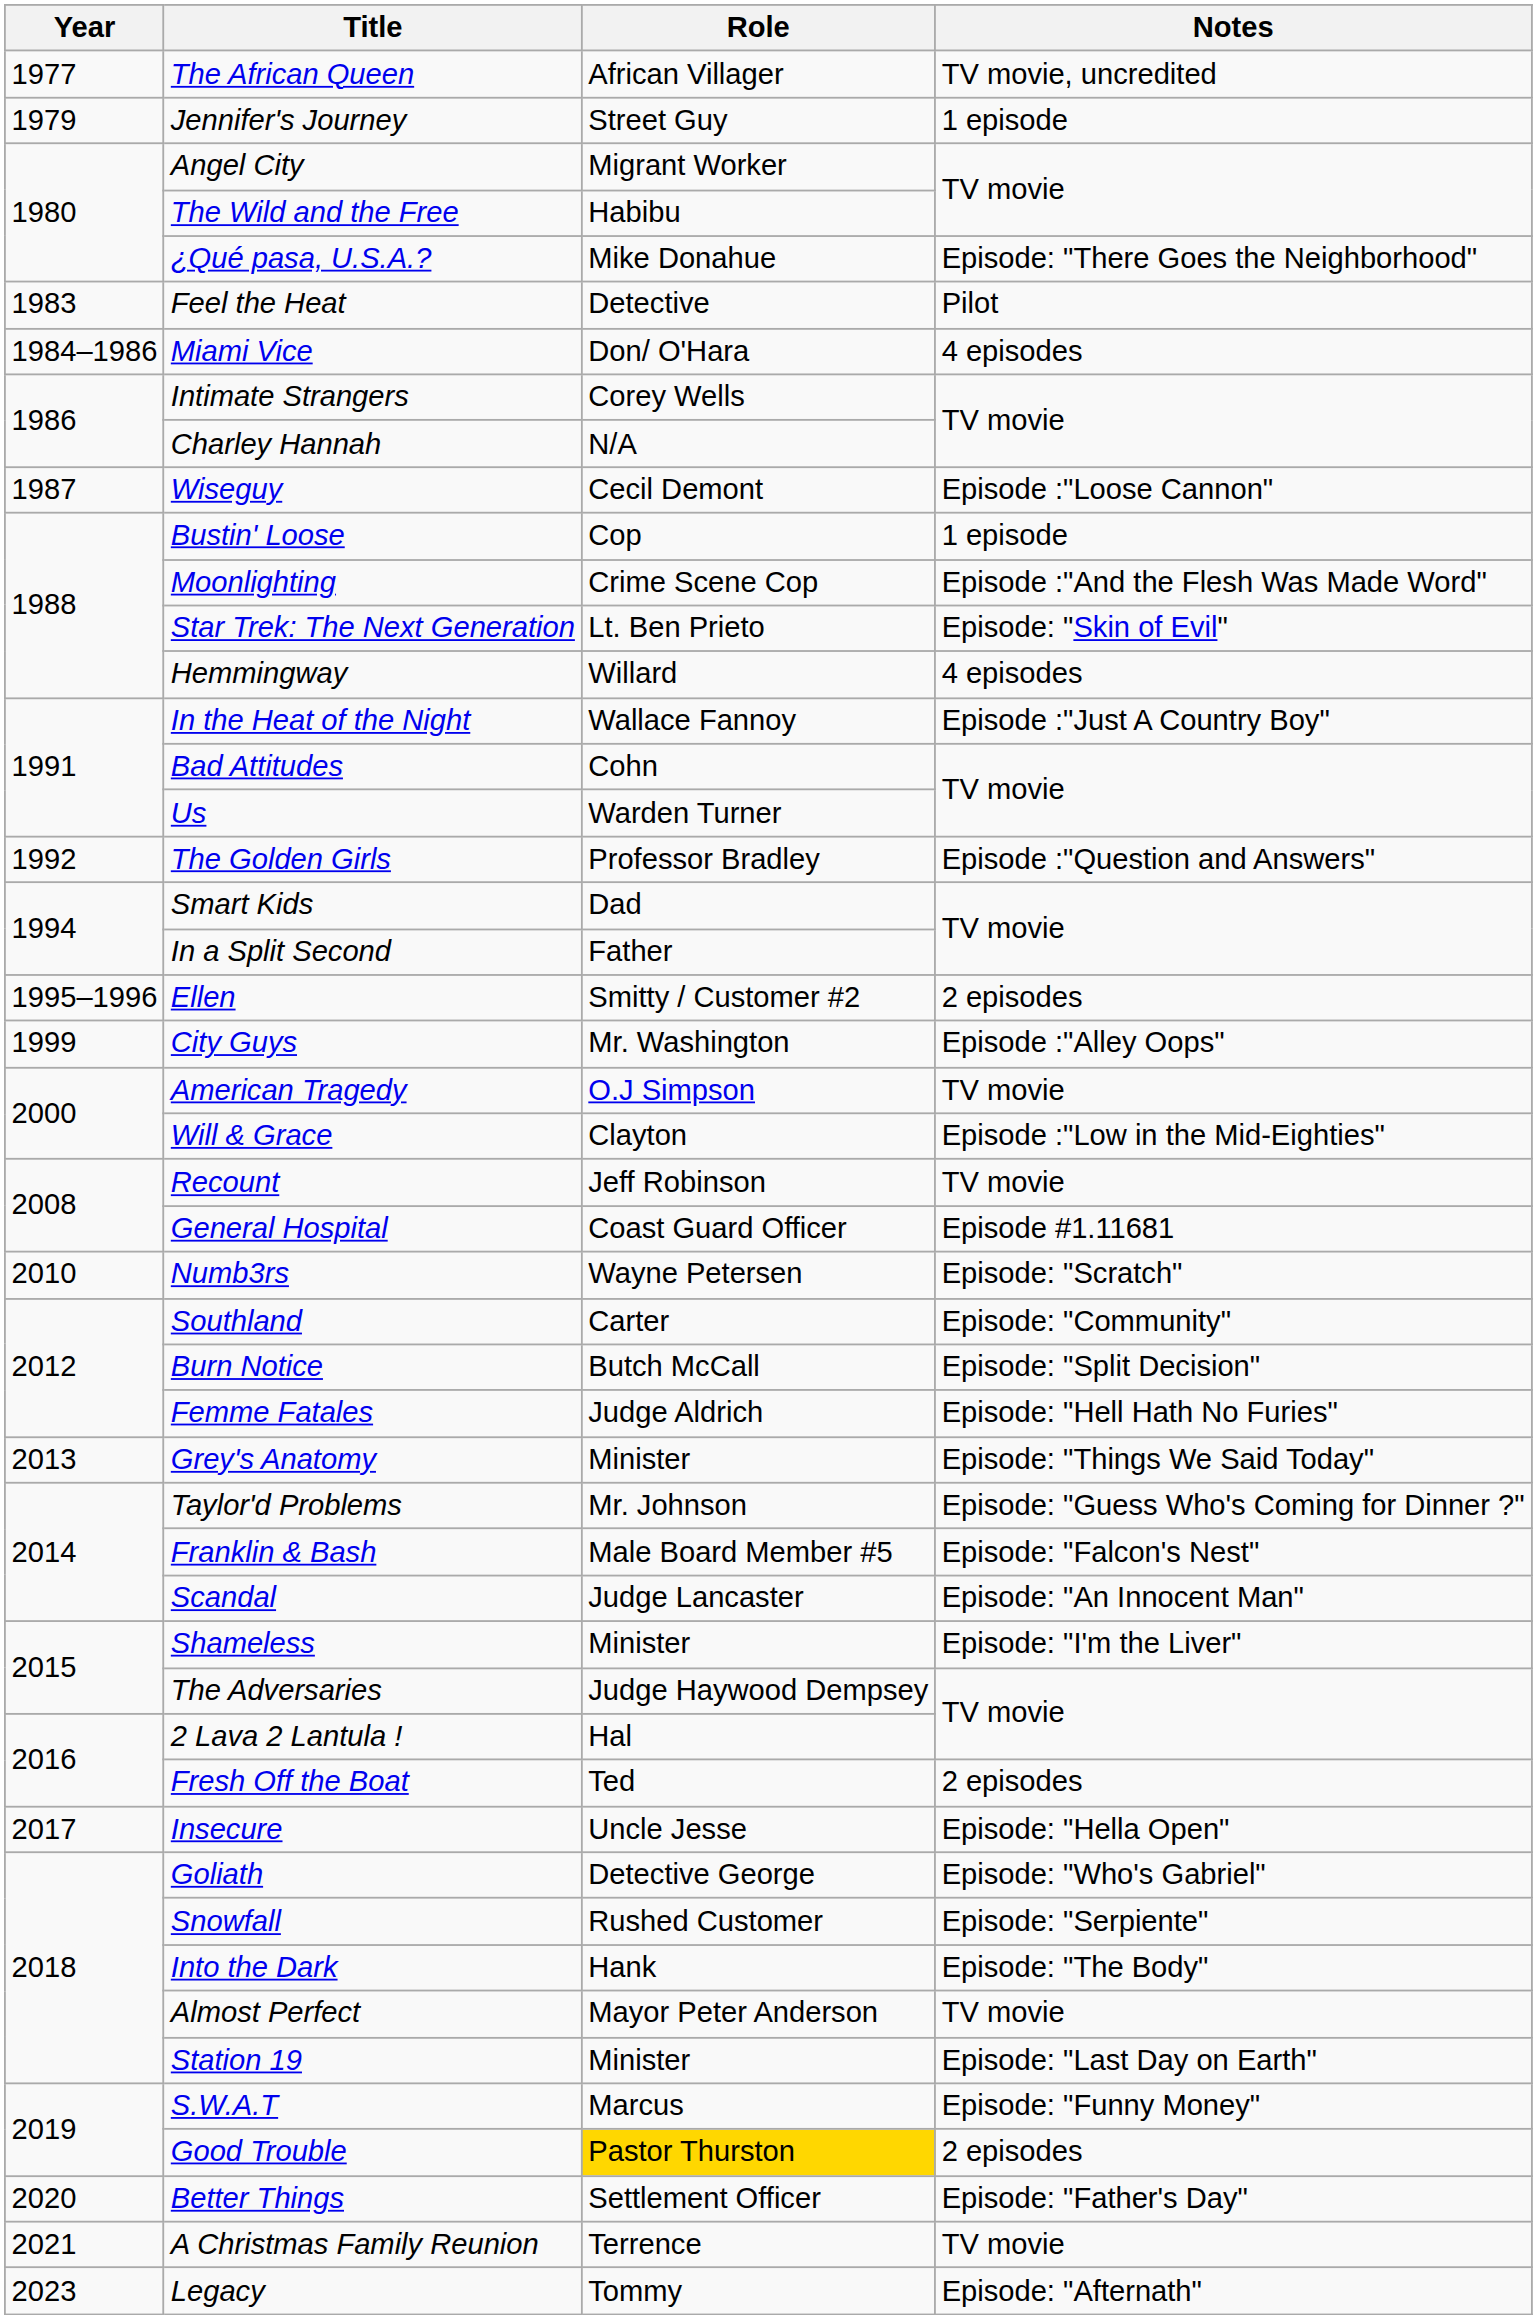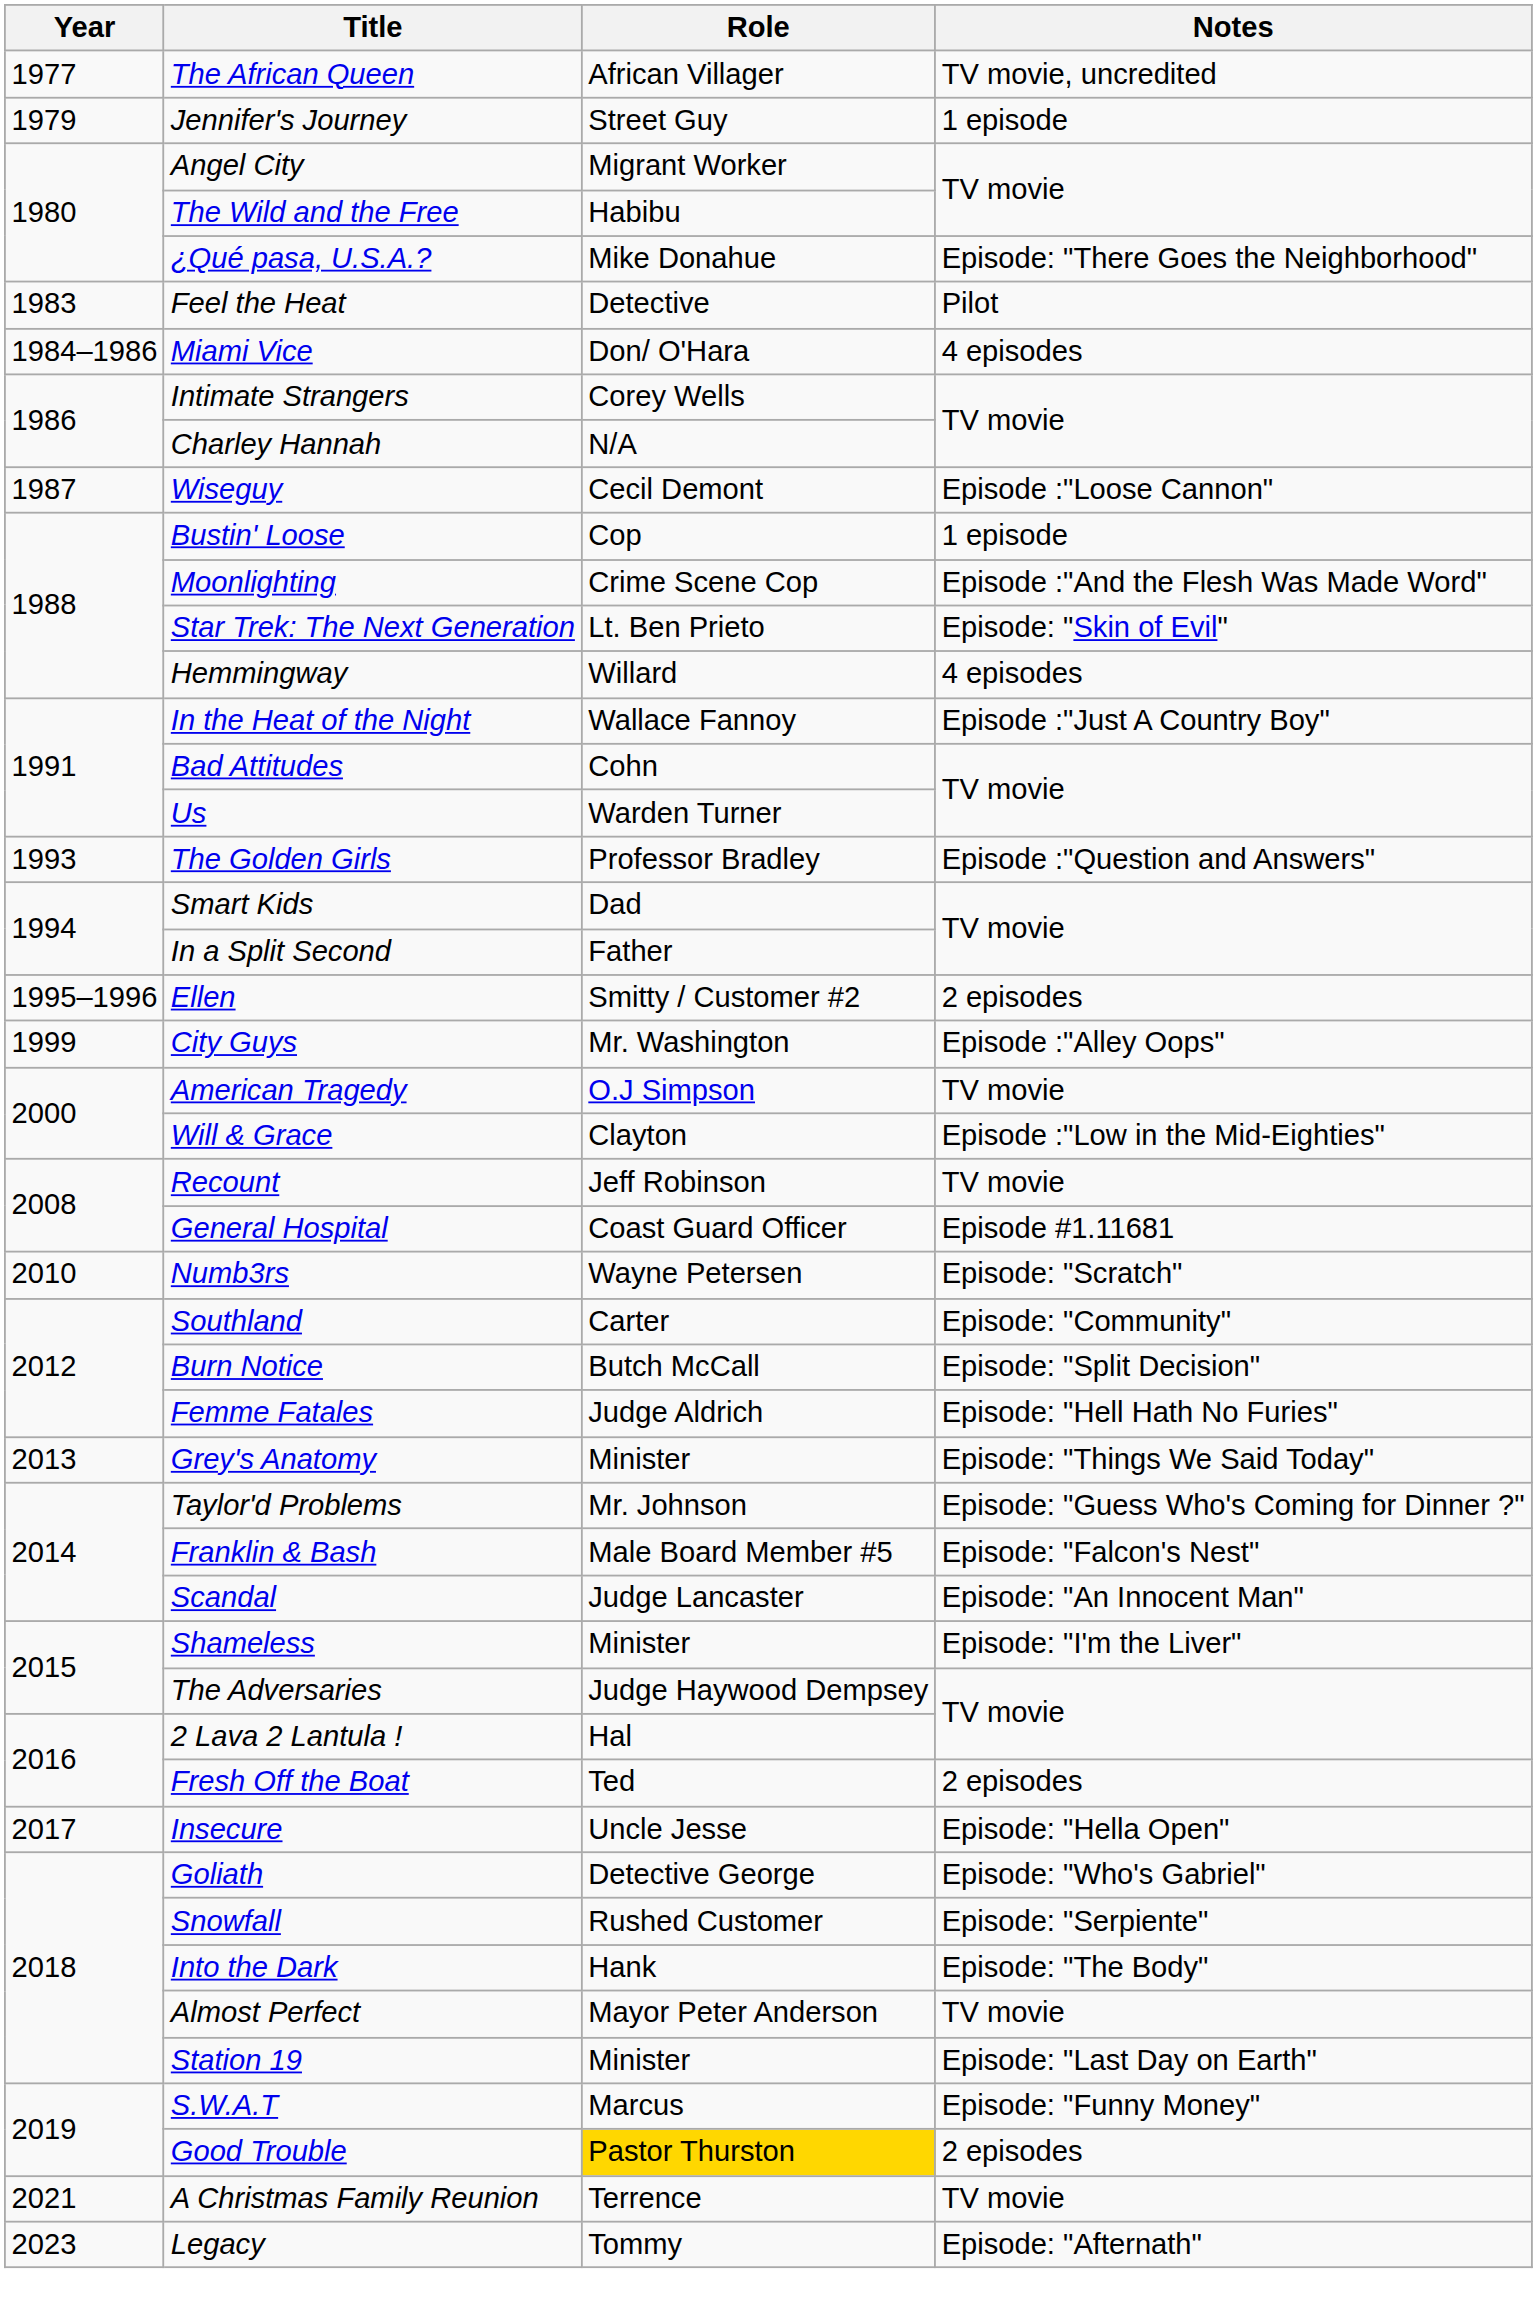(44, 858) 1992 -> (44, 858) 1993
- row: (257, 2198)
